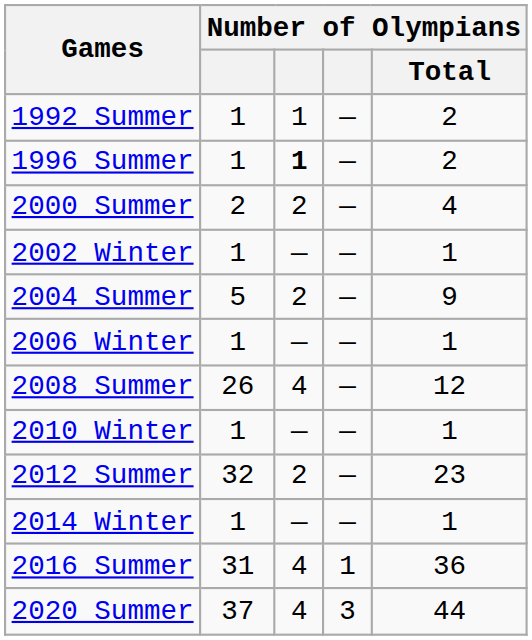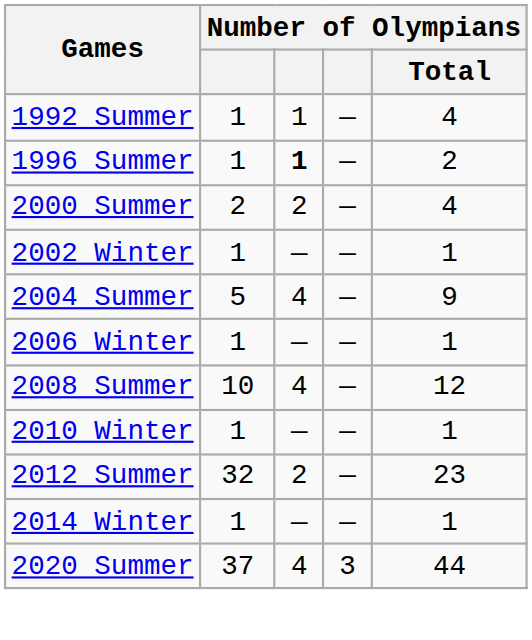(450, 117) 2 -> (450, 117) 4
(299, 297) 2 -> (299, 297) 4
(238, 387) 26 -> (238, 387) 10
- row: (103, 567)
